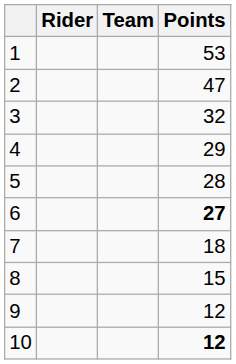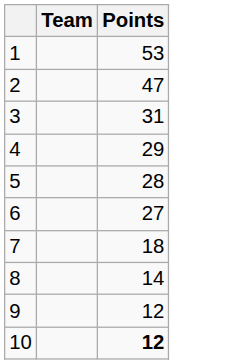- column: (67, 20)
(214, 117) 32 -> (153, 117) 31
(214, 213) bold -> (153, 213) normal
(214, 278) 15 -> (153, 278) 14
